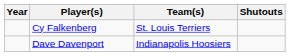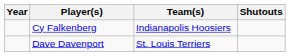(173, 28) St. Louis Terriers -> (183, 28) Indianapolis Hoosiers
(183, 43) Indianapolis Hoosiers -> (173, 43) St. Louis Terriers
